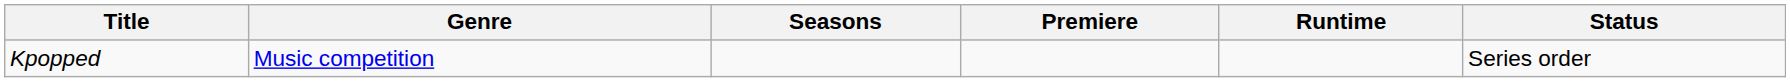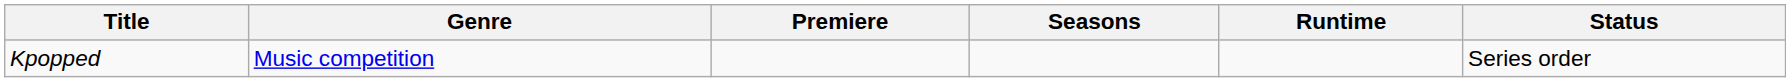columns swapped: (1090, 22) <-> (836, 22)
